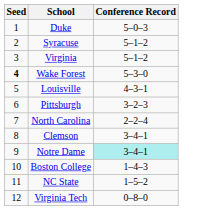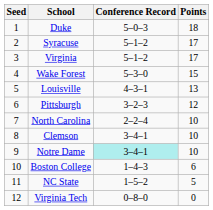+ column: (193, 12)
(16, 74) bold -> (16, 74) normal
